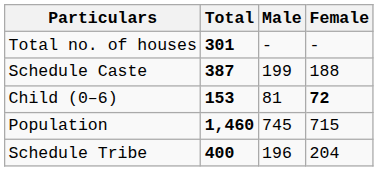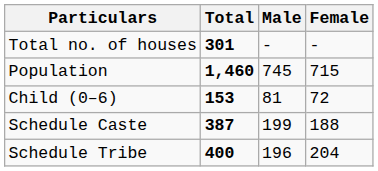rows swapped: (58, 126) <-> (78, 72)
(320, 99) bold -> (320, 99) normal
